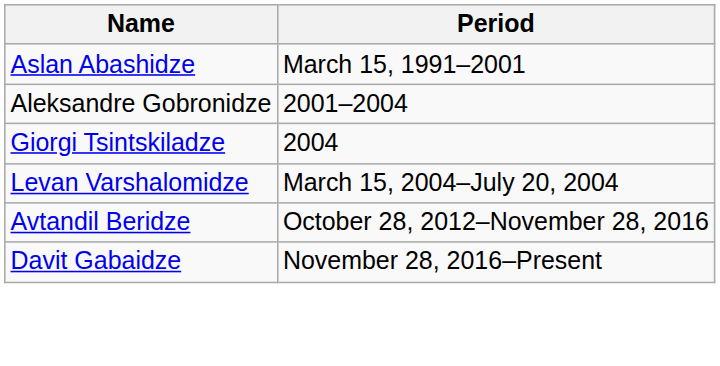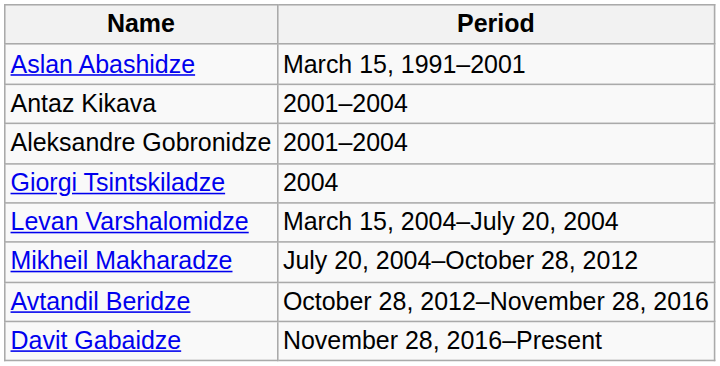+ row: (83, 103)
+ row: (122, 261)
